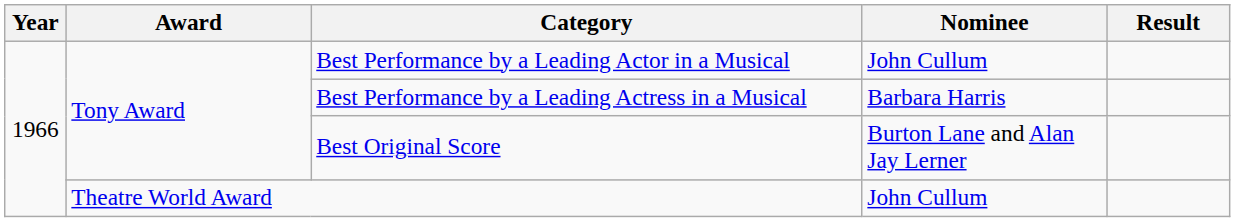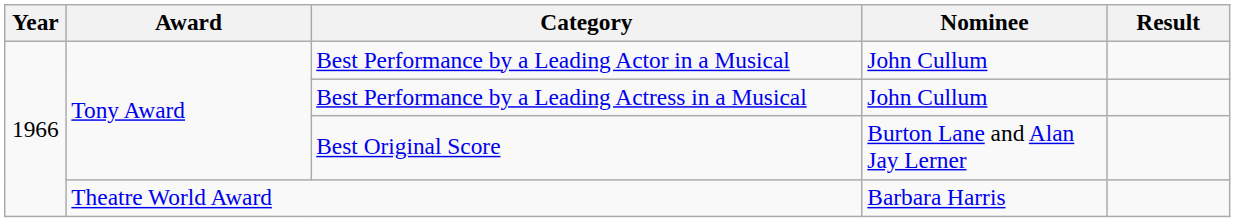(936, 97) Barbara Harris -> (927, 97) John Cullum
(927, 197) John Cullum -> (936, 197) Barbara Harris
